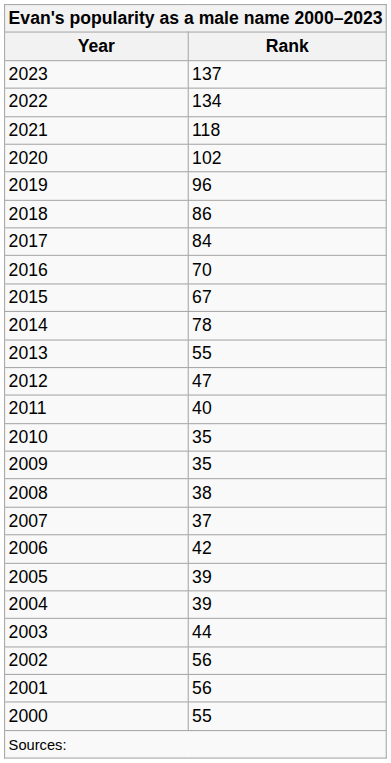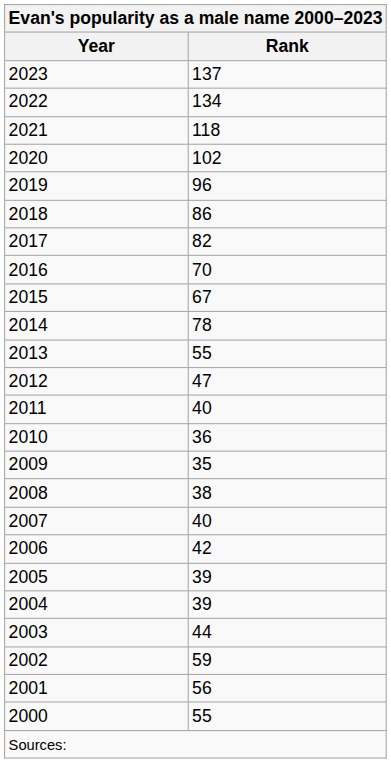(202, 241) 84 -> (202, 241) 82
(202, 437) 35 -> (202, 437) 36
(202, 520) 37 -> (202, 520) 40
(202, 660) 56 -> (202, 660) 59
